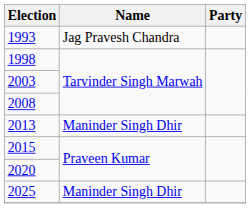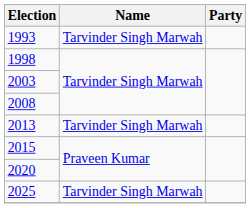(121, 37) Jag Pravesh Chandra -> (133, 37) Tarvinder Singh Marwah
(122, 125) Maninder Singh Dhir -> (133, 125) Tarvinder Singh Marwah
(122, 192) Maninder Singh Dhir -> (133, 192) Tarvinder Singh Marwah
